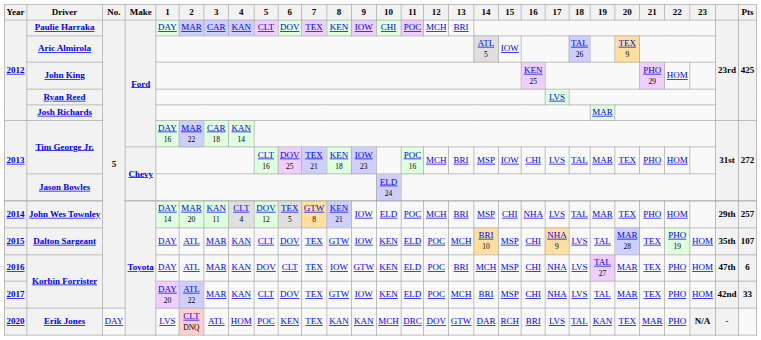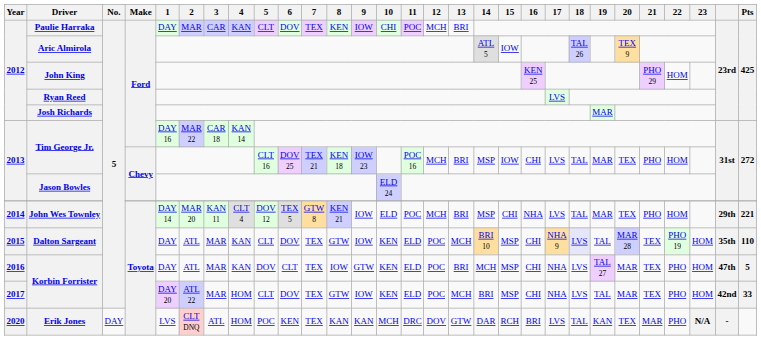(748, 214) 257 -> (748, 214) 221
(579, 241) no background -> (579, 241) lavender background
(748, 241) 107 -> (748, 241) 110
(748, 268) 6 -> (748, 268) 5
(241, 294) KAN -> (241, 294) HOM
